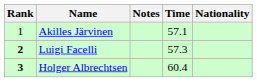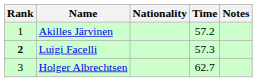columns swapped: (222, 13) <-> (146, 13)
(178, 31) 57.1 -> (205, 31) 57.2
(20, 67) bold -> (20, 67) normal
(178, 67) 60.4 -> (205, 67) 62.7
